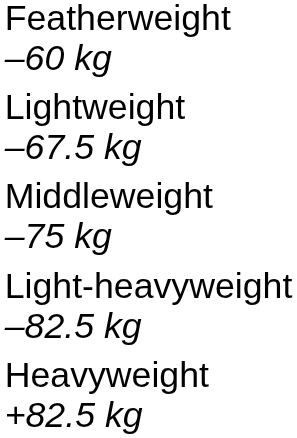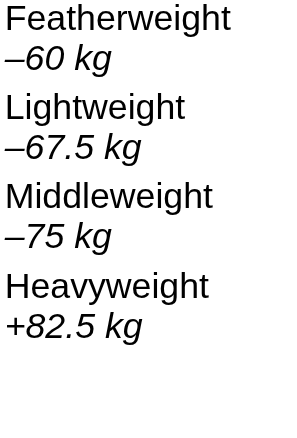- row: (148, 305)
